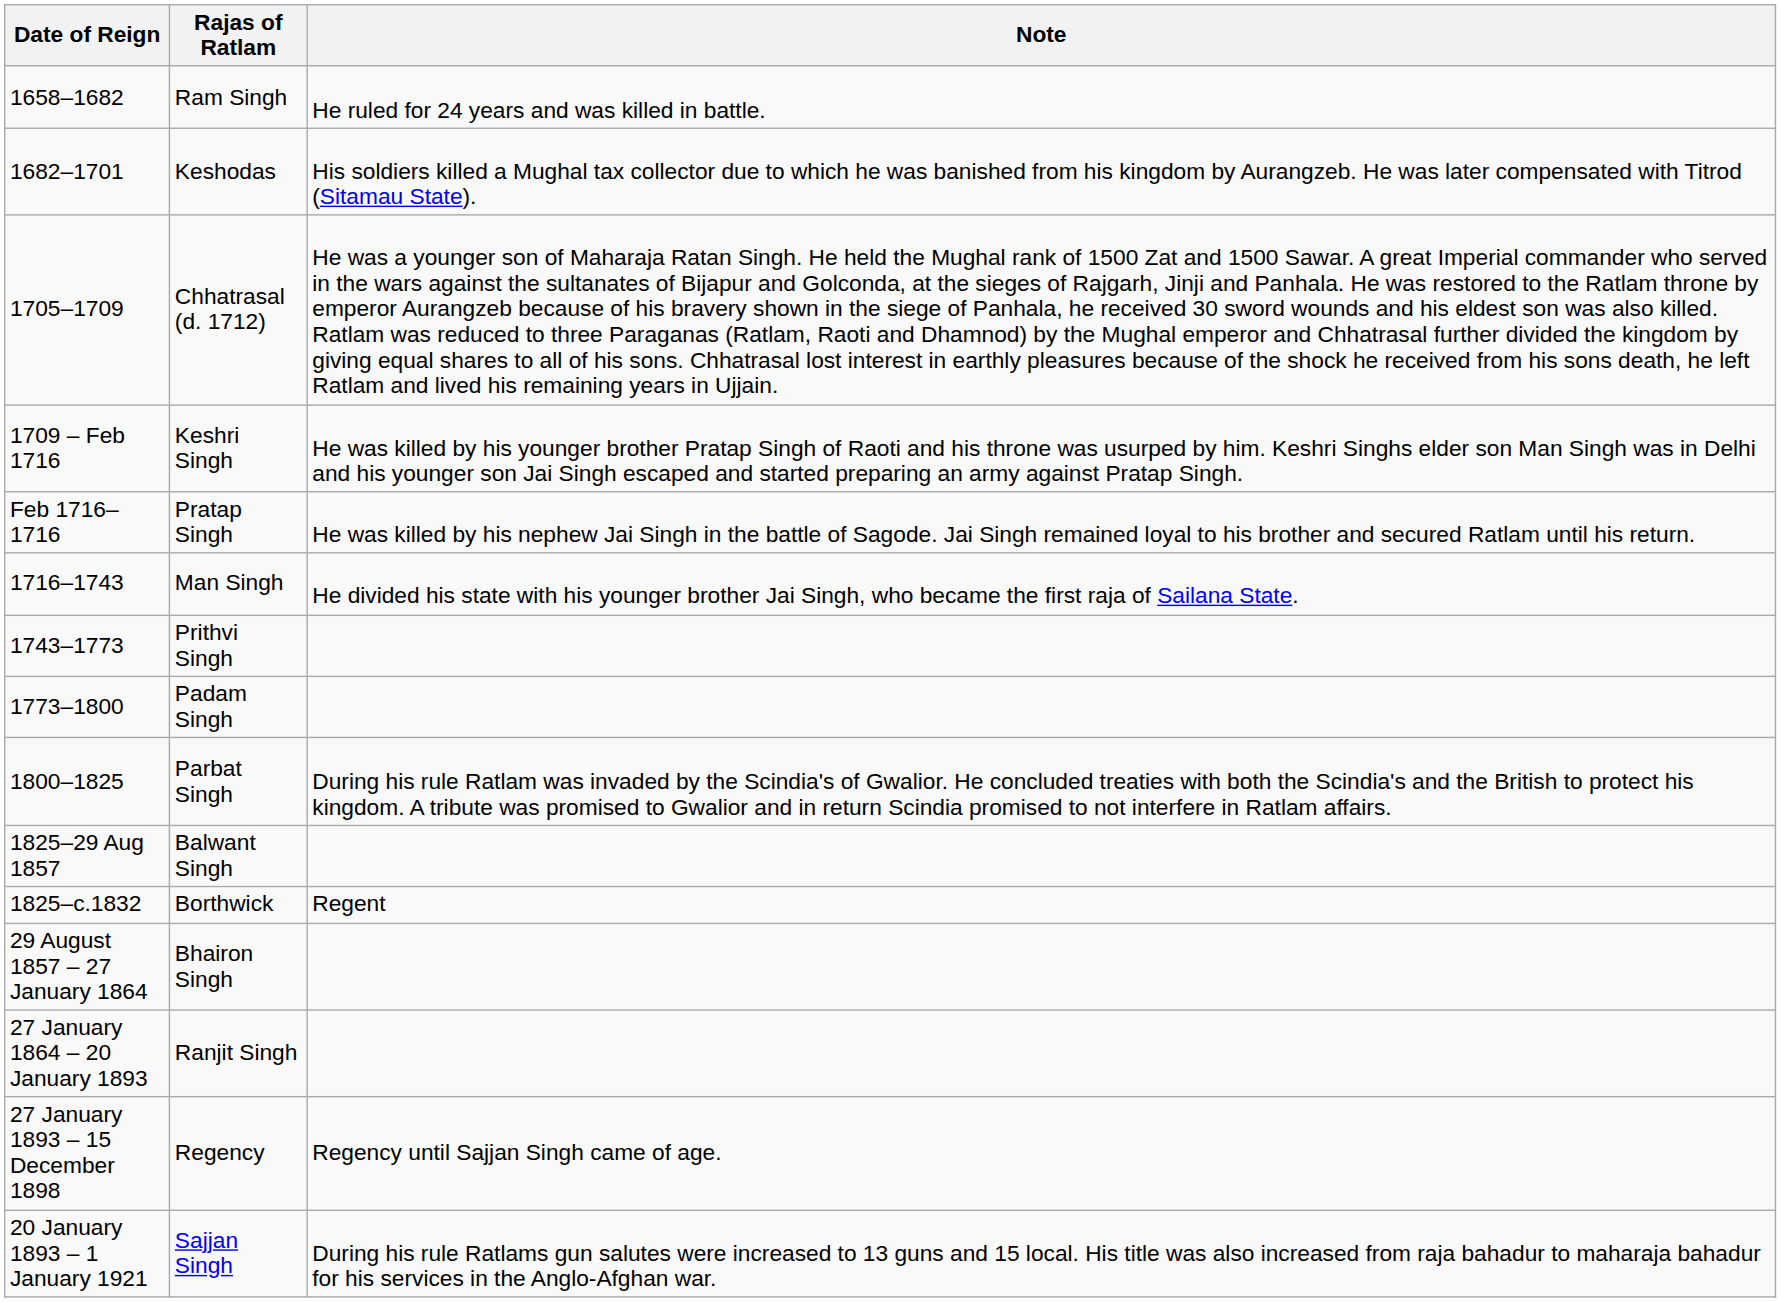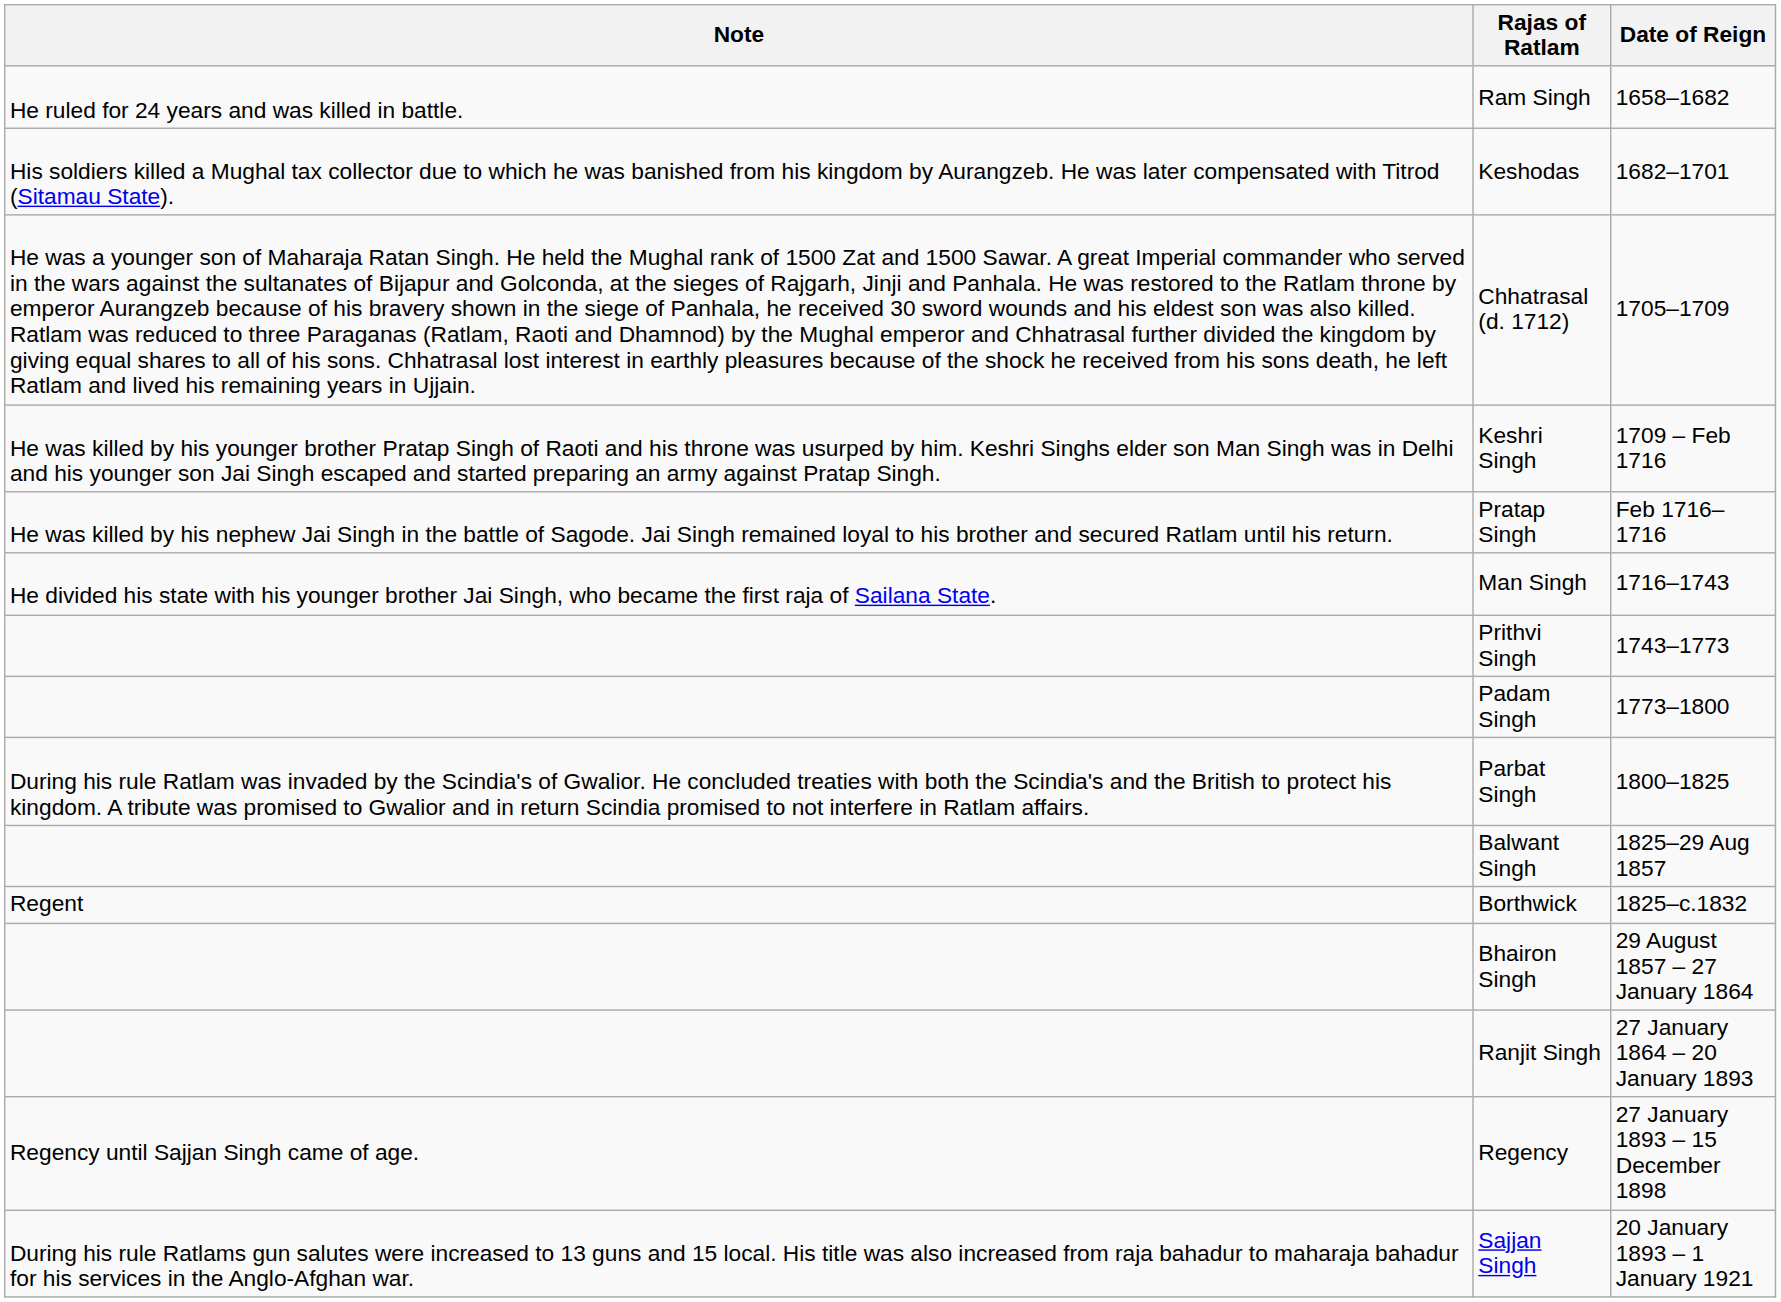columns swapped: (87, 35) <-> (1041, 35)
